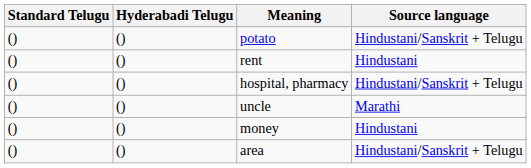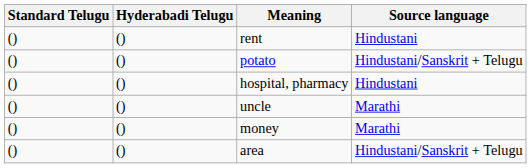rows swapped: (258, 38) <-> (251, 60)
(439, 83) Hindustani/Sanskrit + Telugu -> (386, 83) Hindustani
(386, 128) Hindustani -> (378, 128) Marathi
